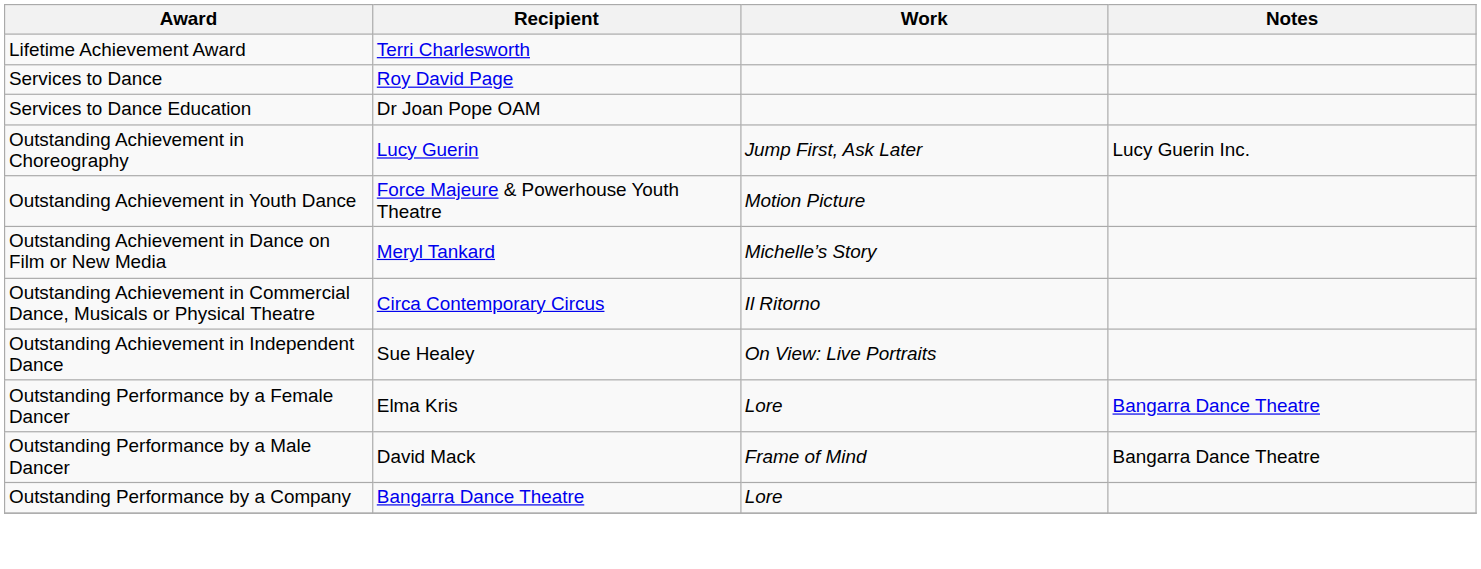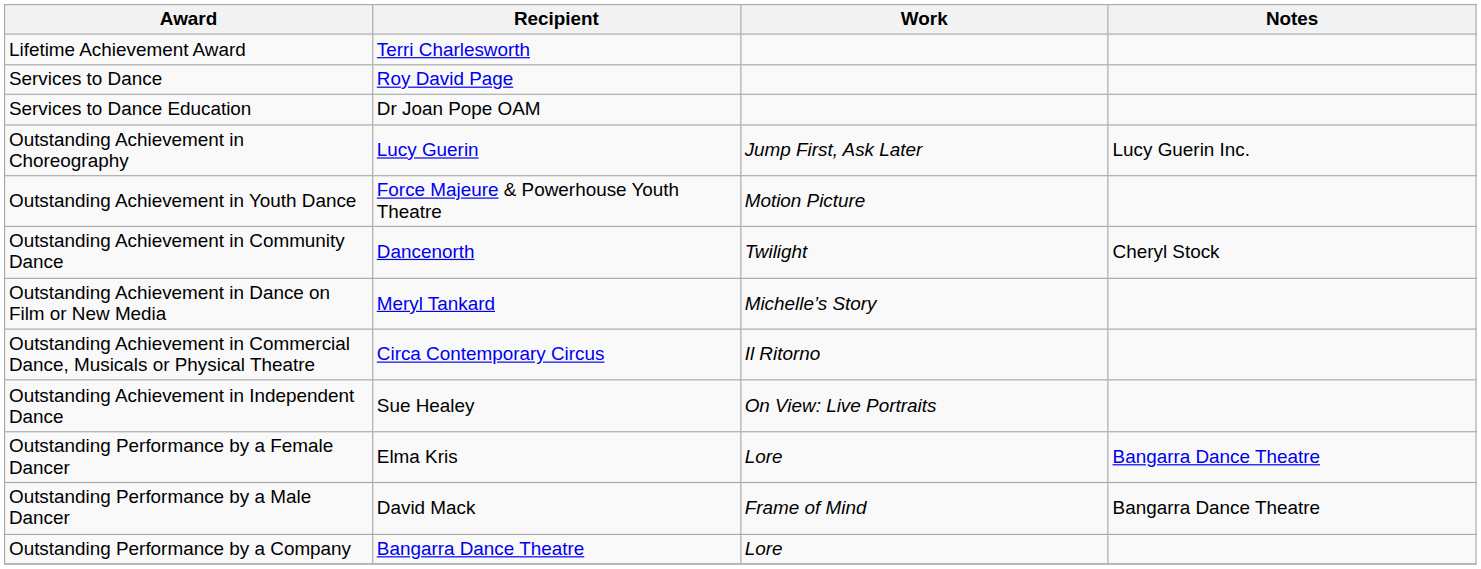+ row: (177, 252)
